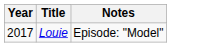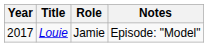+ column: (89, 13)
